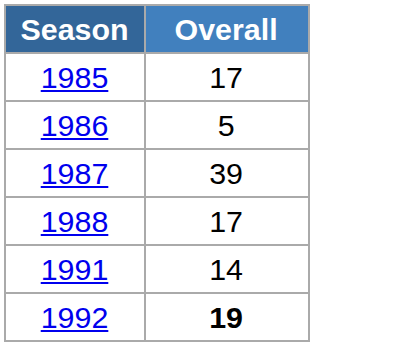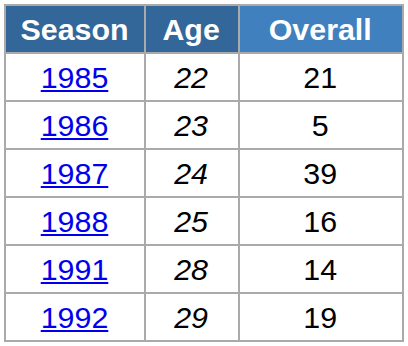+ column: (191, 29)
(226, 77) 17 -> (320, 77) 21
(226, 222) 17 -> (320, 222) 16
(226, 318) bold -> (320, 318) normal
